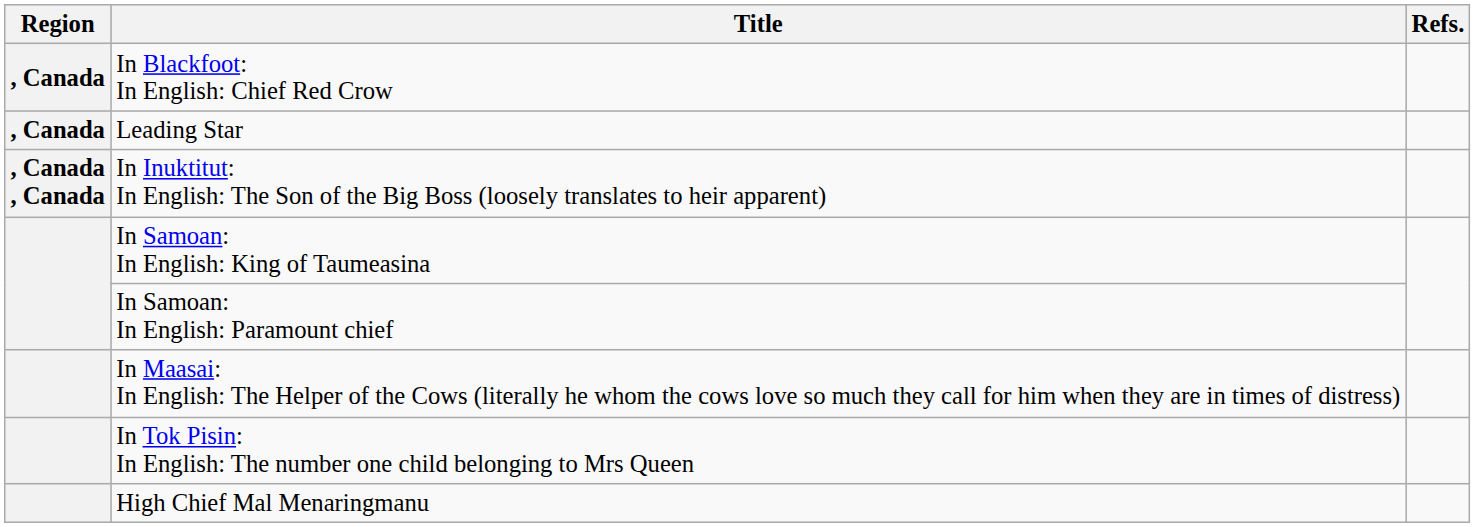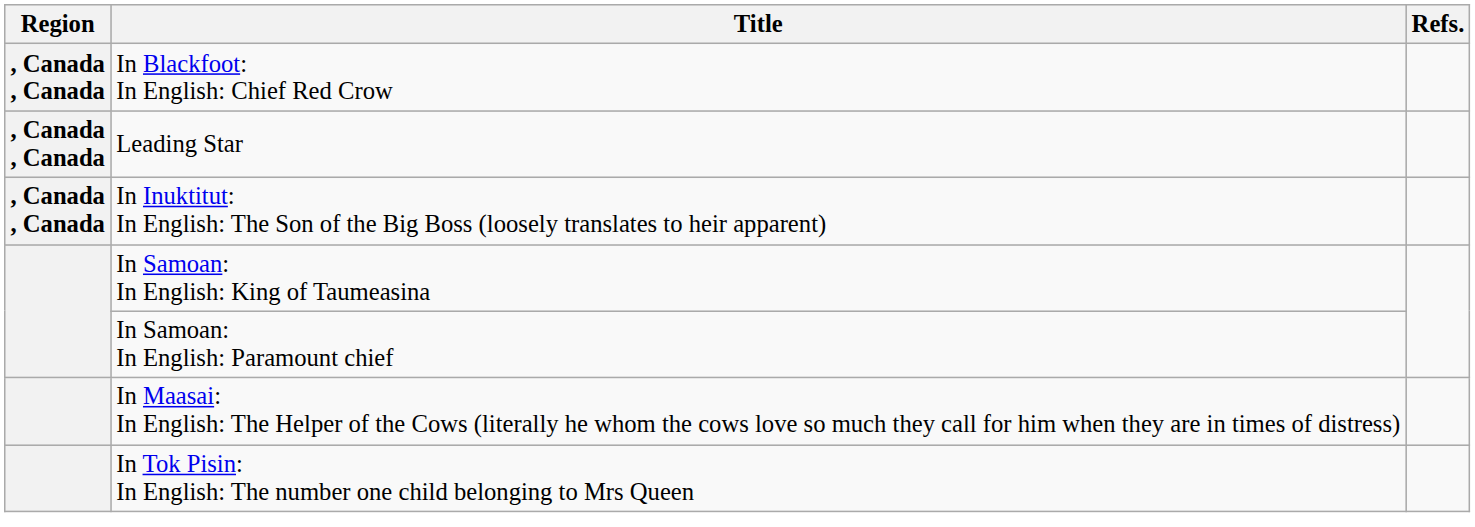(58, 76) , Canada -> (58, 76) , Canada , Canada
(58, 129) , Canada -> (58, 143) , Canada , Canada
- row: (273, 502)
